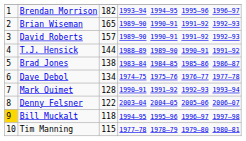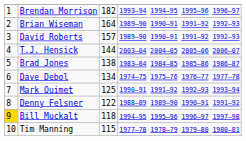(109, 24) 165 -> (109, 24) 164
(179, 50) 1988–89 1989–90 1990–91 1991–92 -> (179, 50) 2003–04 2004–05 2005–06 2006–07
(109, 90) 128 -> (109, 90) 125
(179, 103) 2003–04 2004–05 2005–06 2006–07 -> (179, 103) 1988–89 1989–90 1990–91 1991–92
